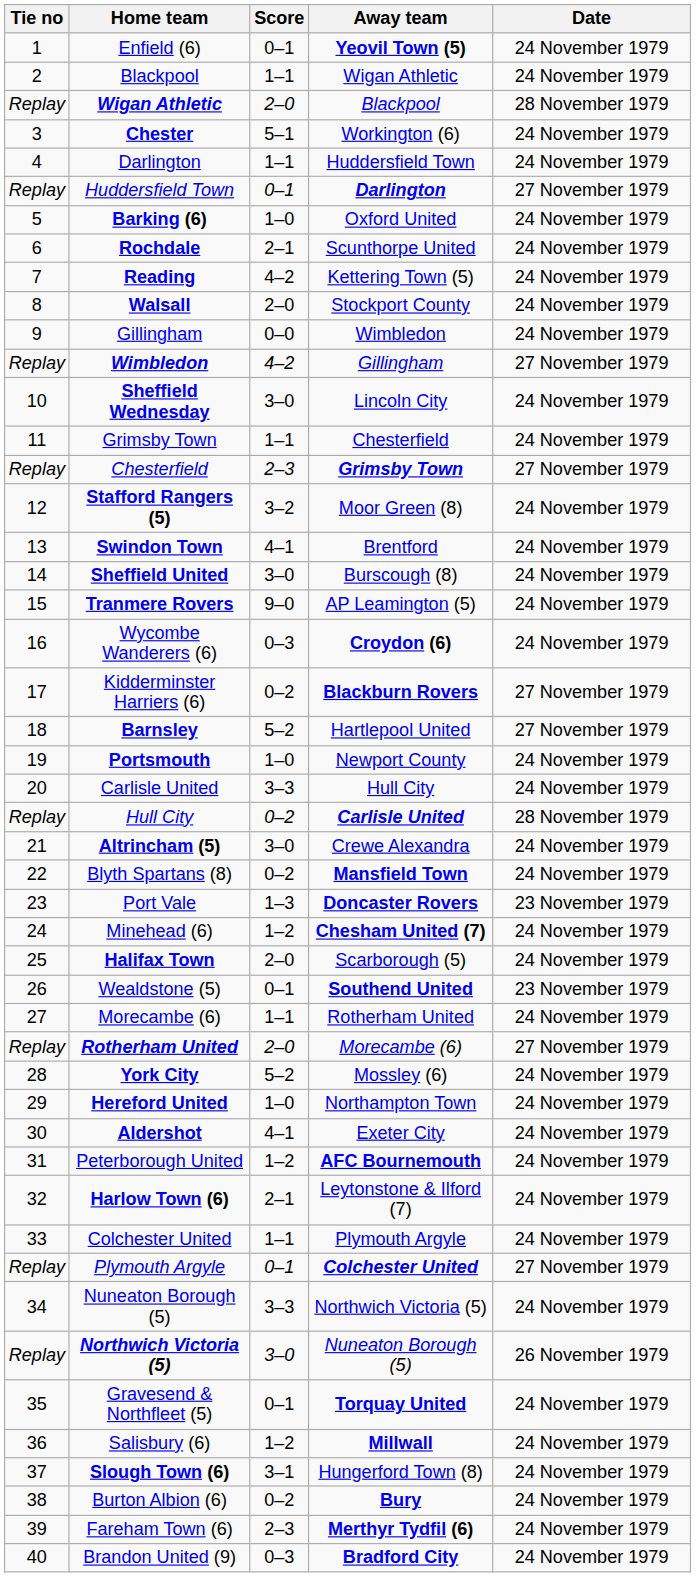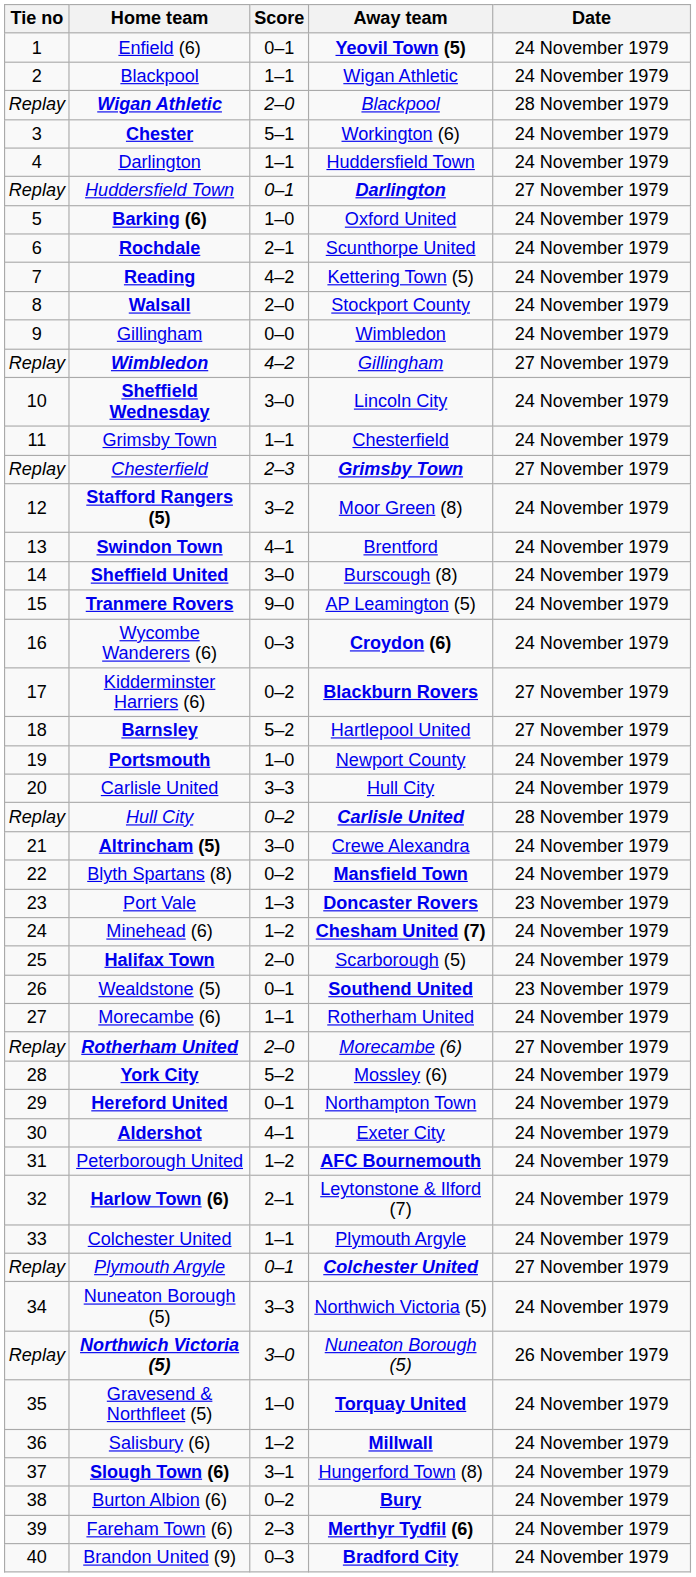(279, 1103) 1–0 -> (279, 1103) 0–1
(279, 1404) 0–1 -> (279, 1404) 1–0
